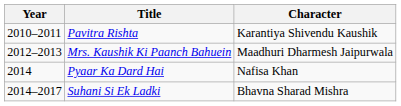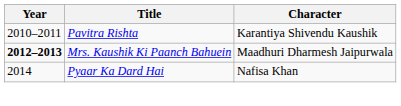(35, 52) normal -> (35, 52) bold
- row: (114, 91)
